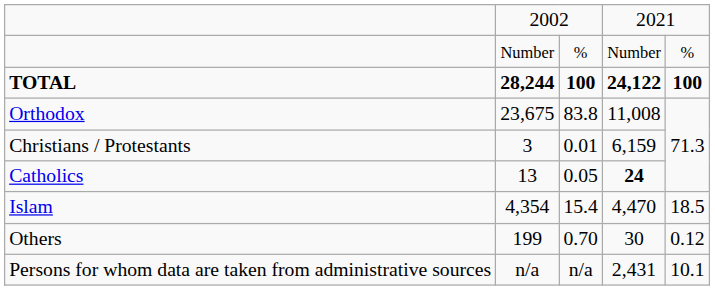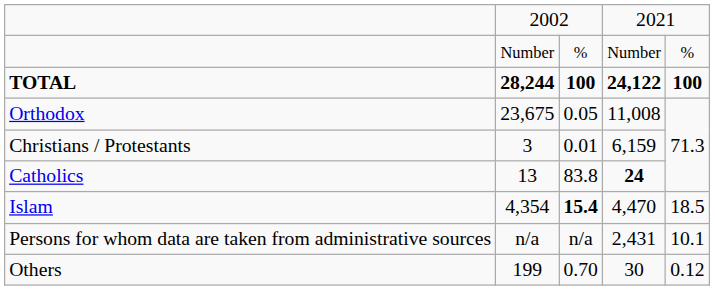(581, 113) 83.8 -> (581, 113) 0.05
(581, 176) 0.05 -> (581, 176) 83.8
(581, 207) normal -> (581, 207) bold
rows swapped: (35, 238) <-> (250, 269)
